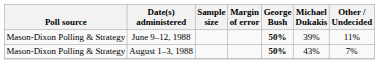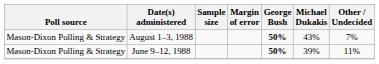rows swapped: (161, 37) <-> (161, 52)
